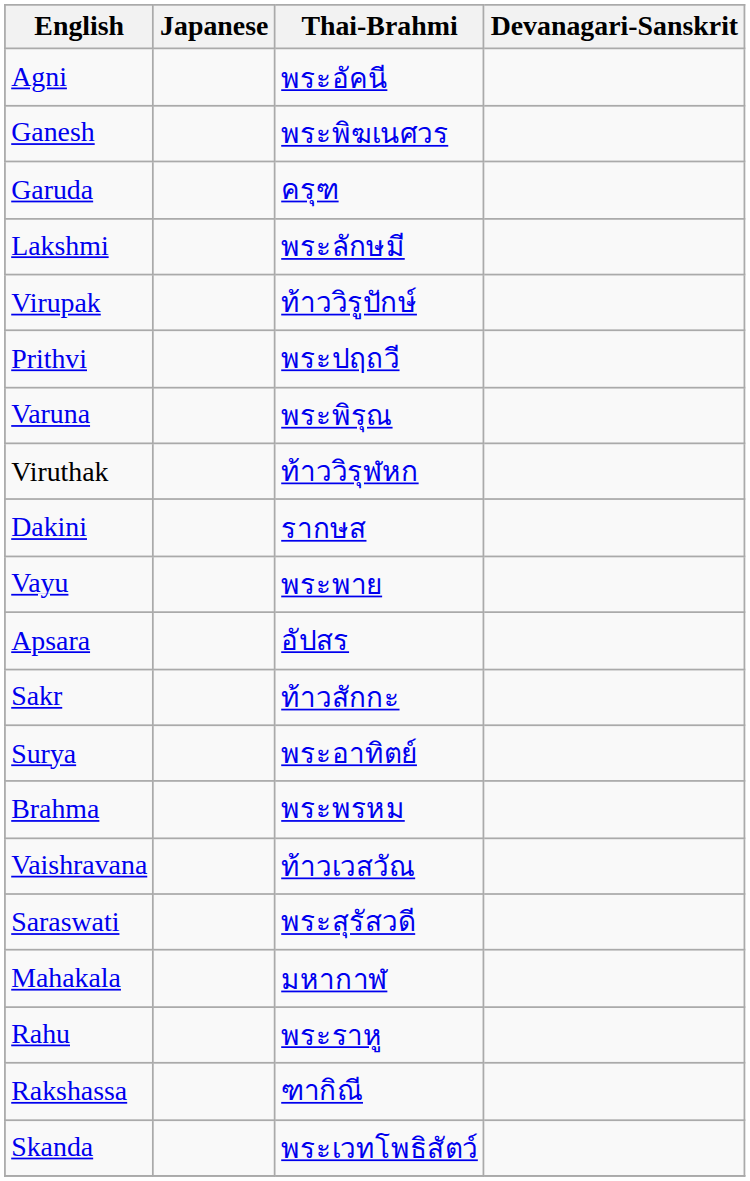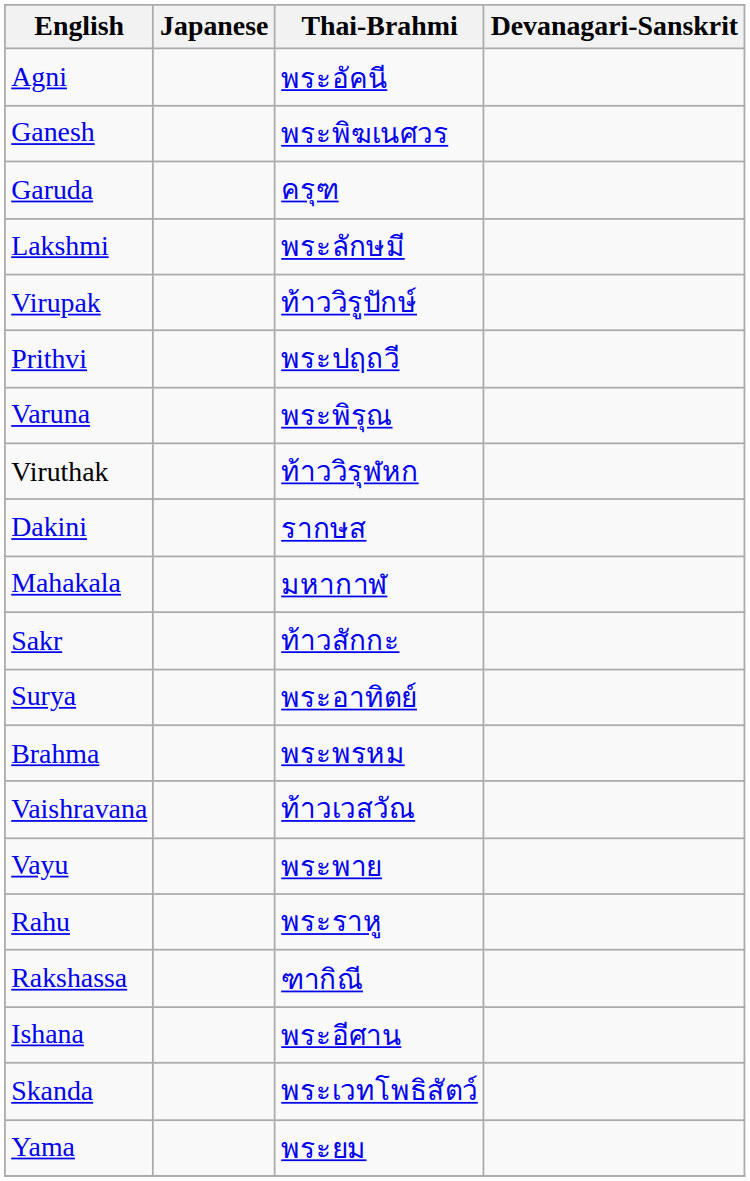rows swapped: (66, 978) <-> (40, 583)
- row: (51, 640)
- row: (65, 921)
+ row: (48, 1034)
+ row: (43, 1147)
